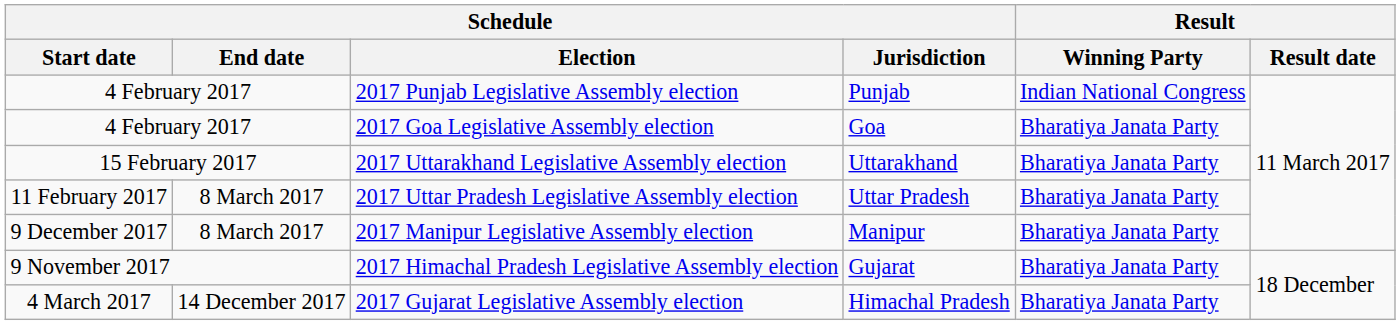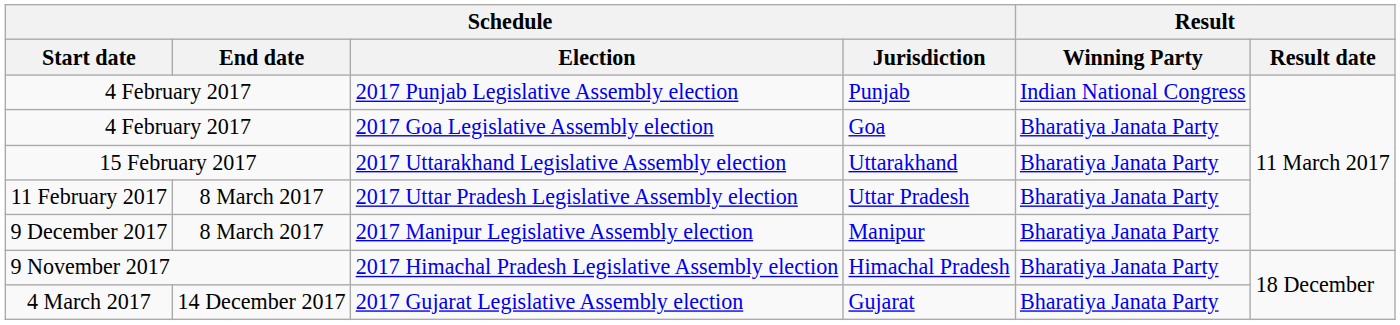(882, 267) Gujarat -> (929, 267) Himachal Pradesh
(929, 302) Himachal Pradesh -> (882, 302) Gujarat
